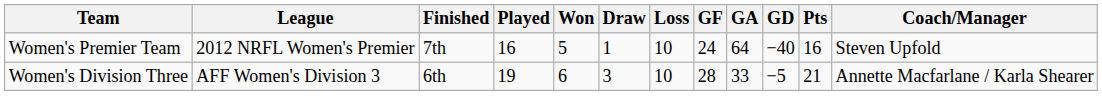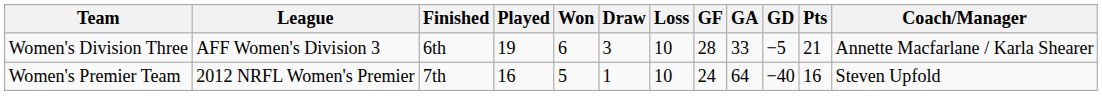rows swapped: (95, 47) <-> (98, 76)
